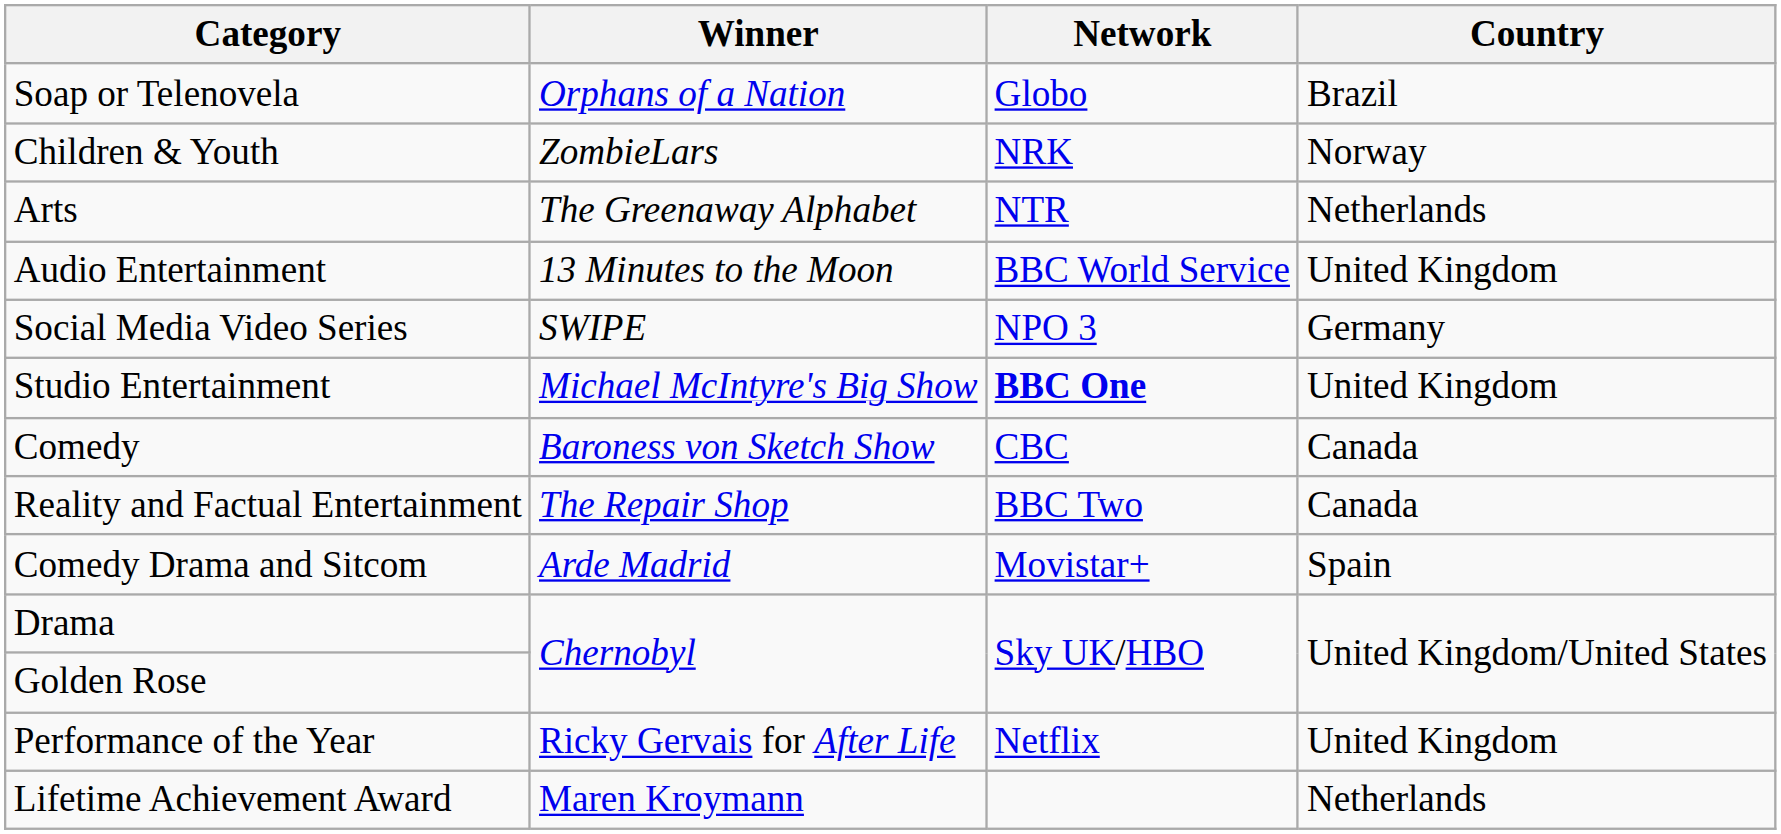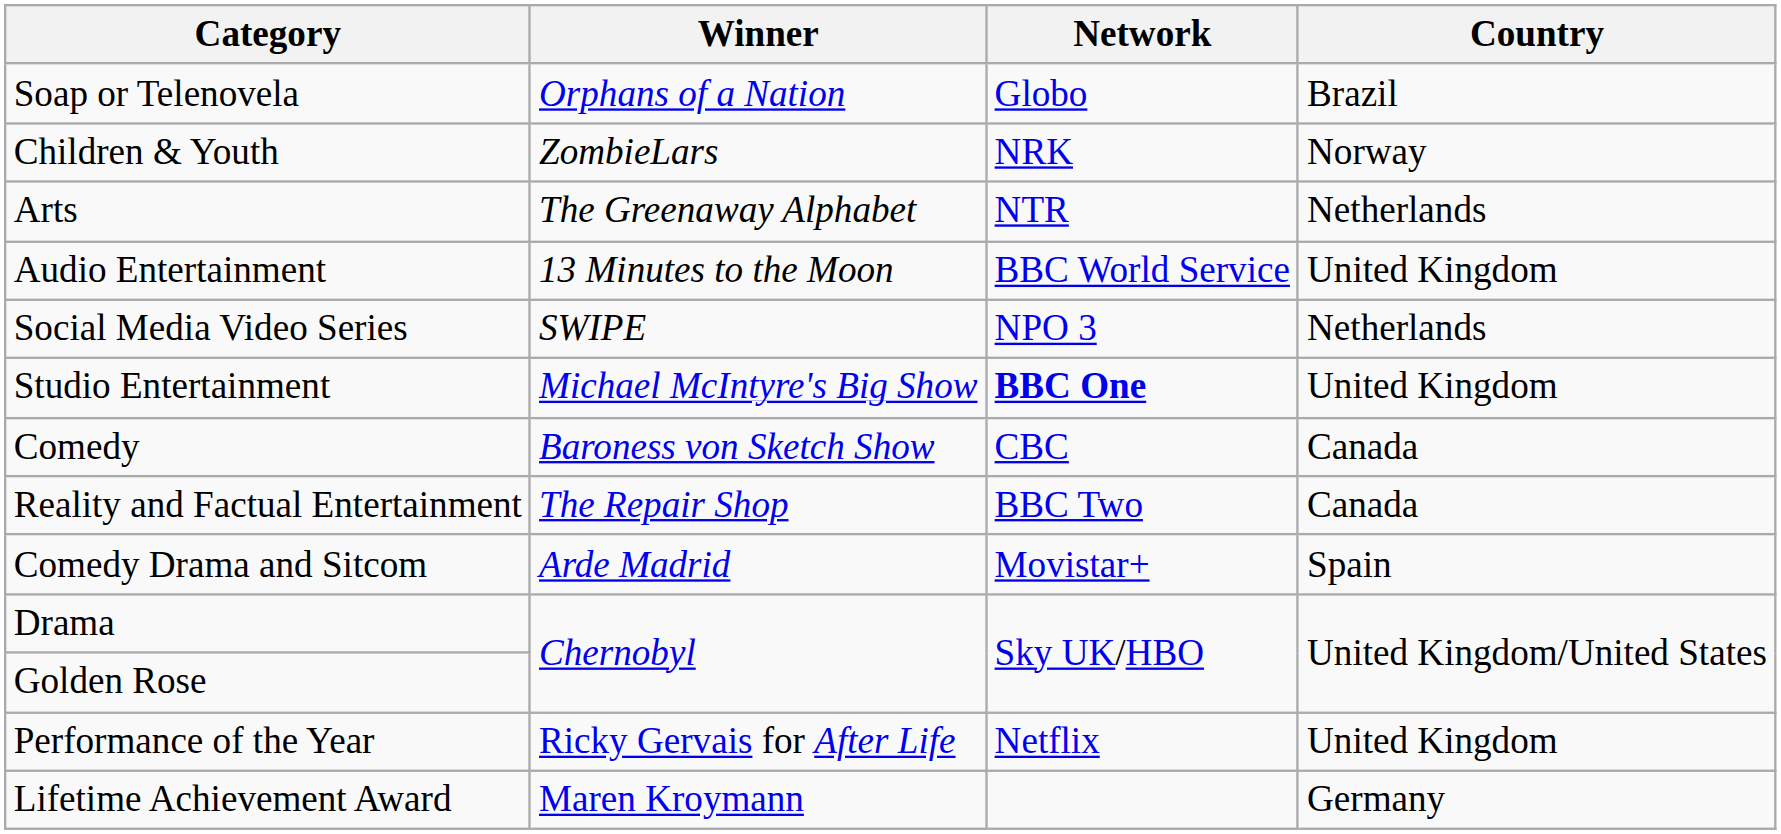(1376, 328) Germany -> (1397, 328) Netherlands
(1397, 799) Netherlands -> (1376, 799) Germany
